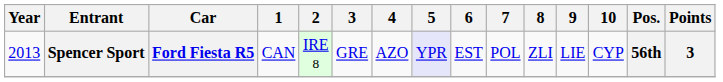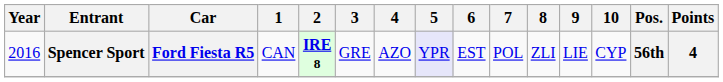(24, 53) 2013 -> (24, 53) 2016
(316, 53) normal -> (317, 53) bold
(690, 53) 3 -> (693, 53) 4
